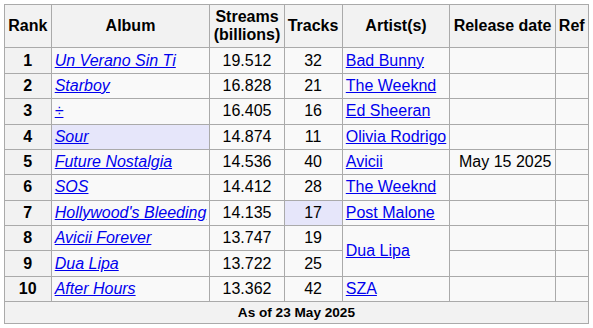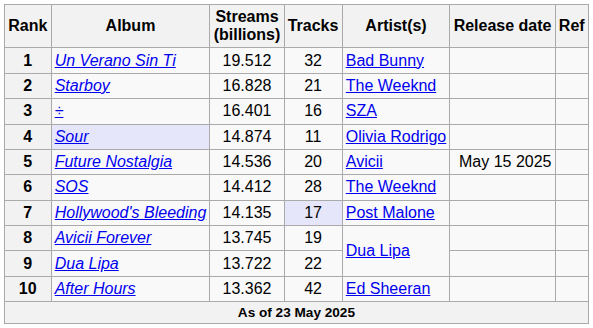(247, 111) 16.405 -> (247, 111) 16.401
(388, 111) Ed Sheeran -> (361, 111) SZA
(313, 162) 40 -> (313, 162) 20
(247, 238) 13.747 -> (247, 238) 13.745
(313, 263) 25 -> (313, 263) 22
(361, 288) SZA -> (388, 288) Ed Sheeran
